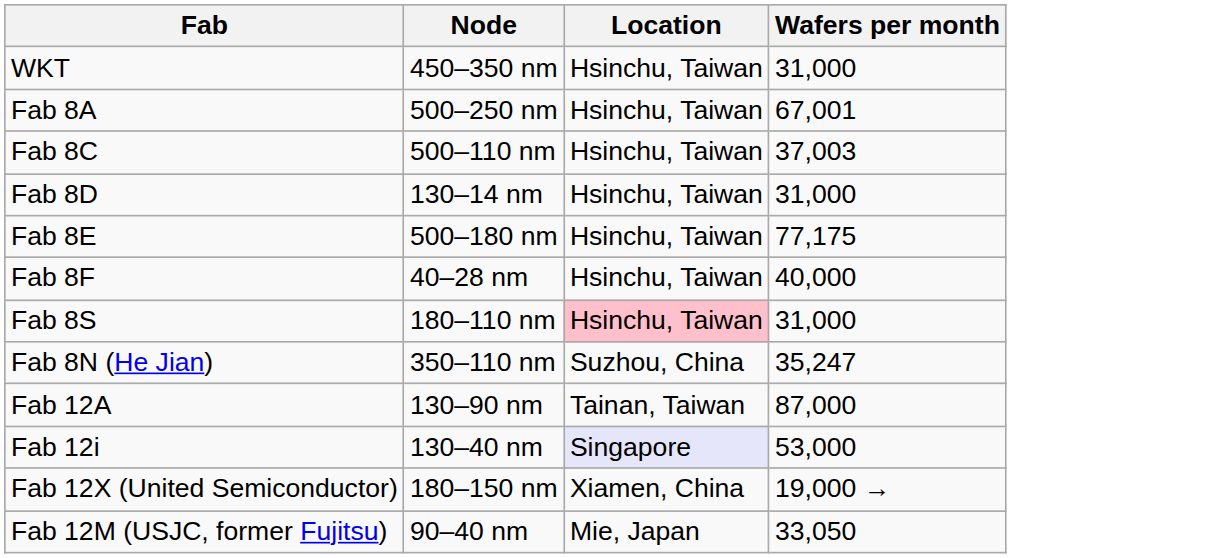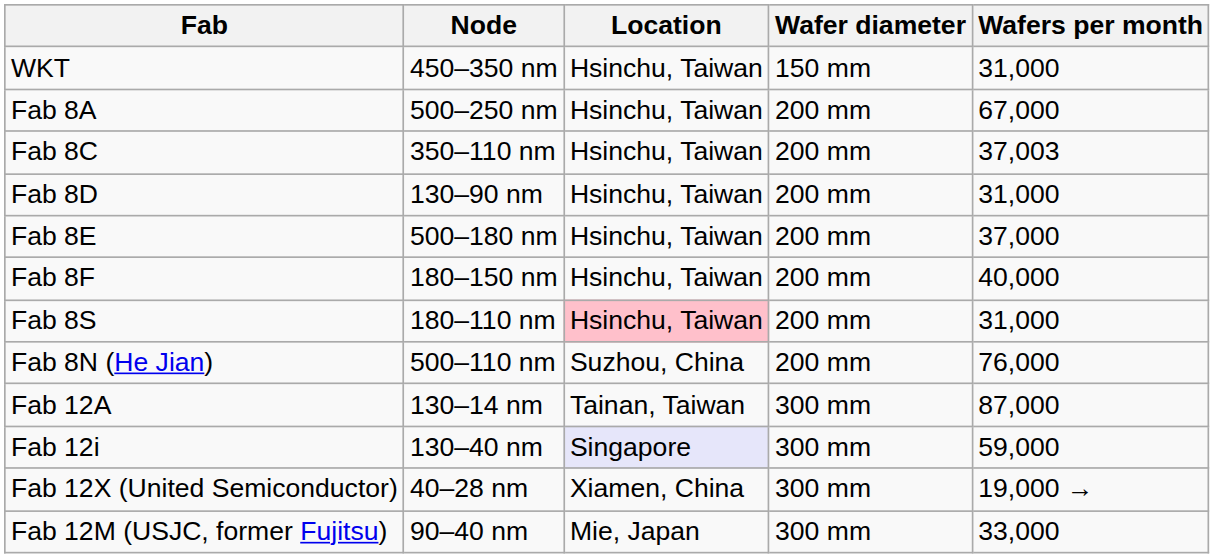+ column: (871, 25)
(816, 109) 67,001 -> (1019, 109) 67,000
(483, 151) 500–110 nm -> (483, 151) 350–110 nm
(476, 194) 130–14 nm -> (476, 194) 130–90 nm
(816, 236) 77,175 -> (1019, 236) 37,000
(469, 278) 40–28 nm -> (484, 278) 180–150 nm
(483, 362) 350–110 nm -> (483, 362) 500–110 nm
(816, 362) 35,247 -> (1019, 362) 76,000
(476, 404) 130–90 nm -> (476, 404) 130–14 nm
(816, 446) 53,000 -> (1019, 446) 59,000
(484, 488) 180–150 nm -> (469, 488) 40–28 nm
(816, 531) 33,050 -> (1019, 531) 33,000
